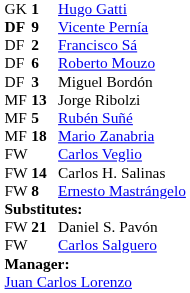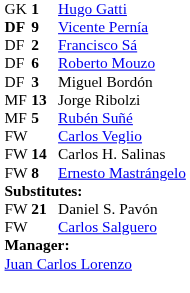- row: (106, 136)
